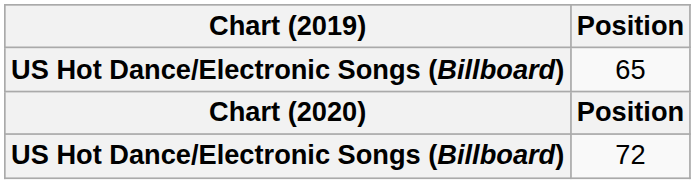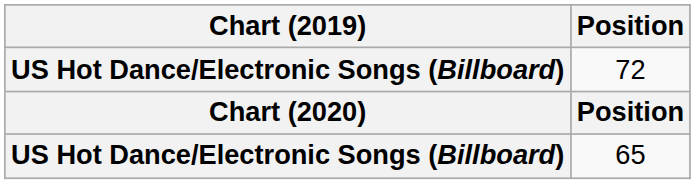rows swapped: (630, 155) <-> (630, 69)
